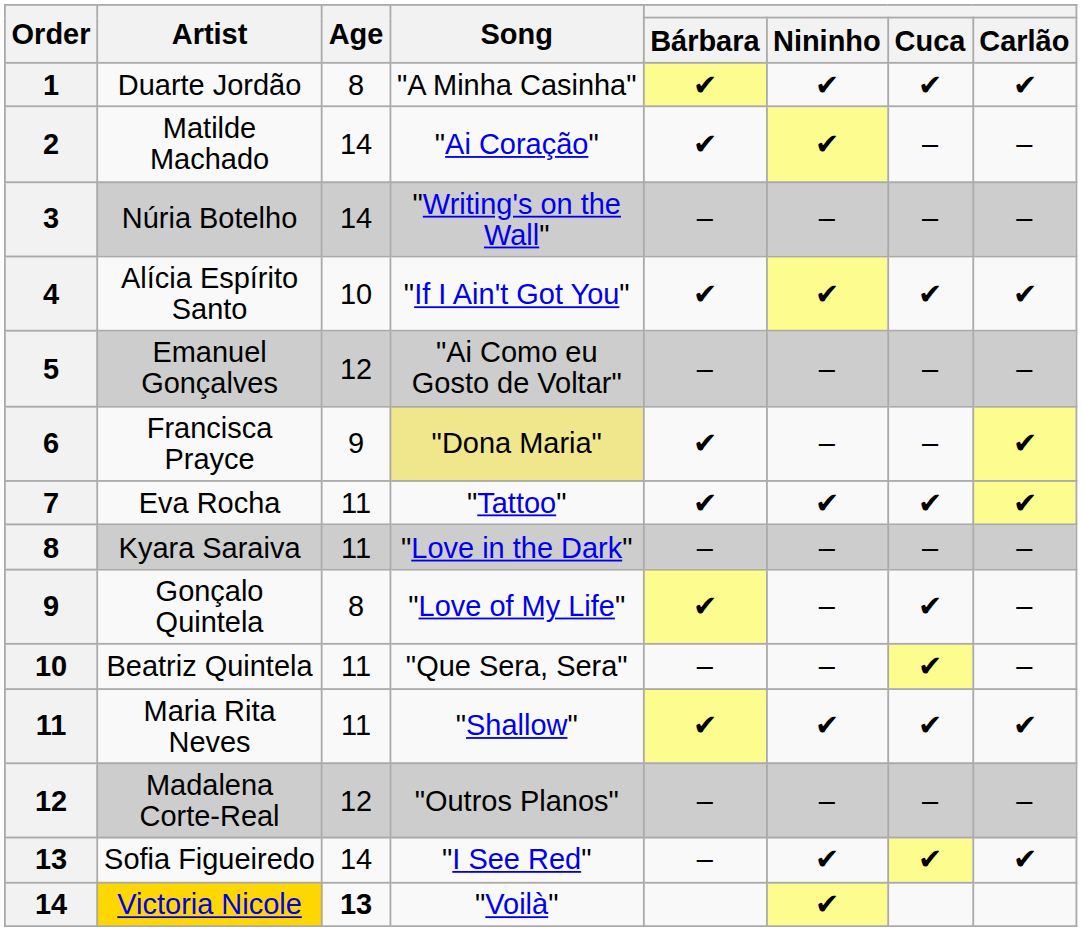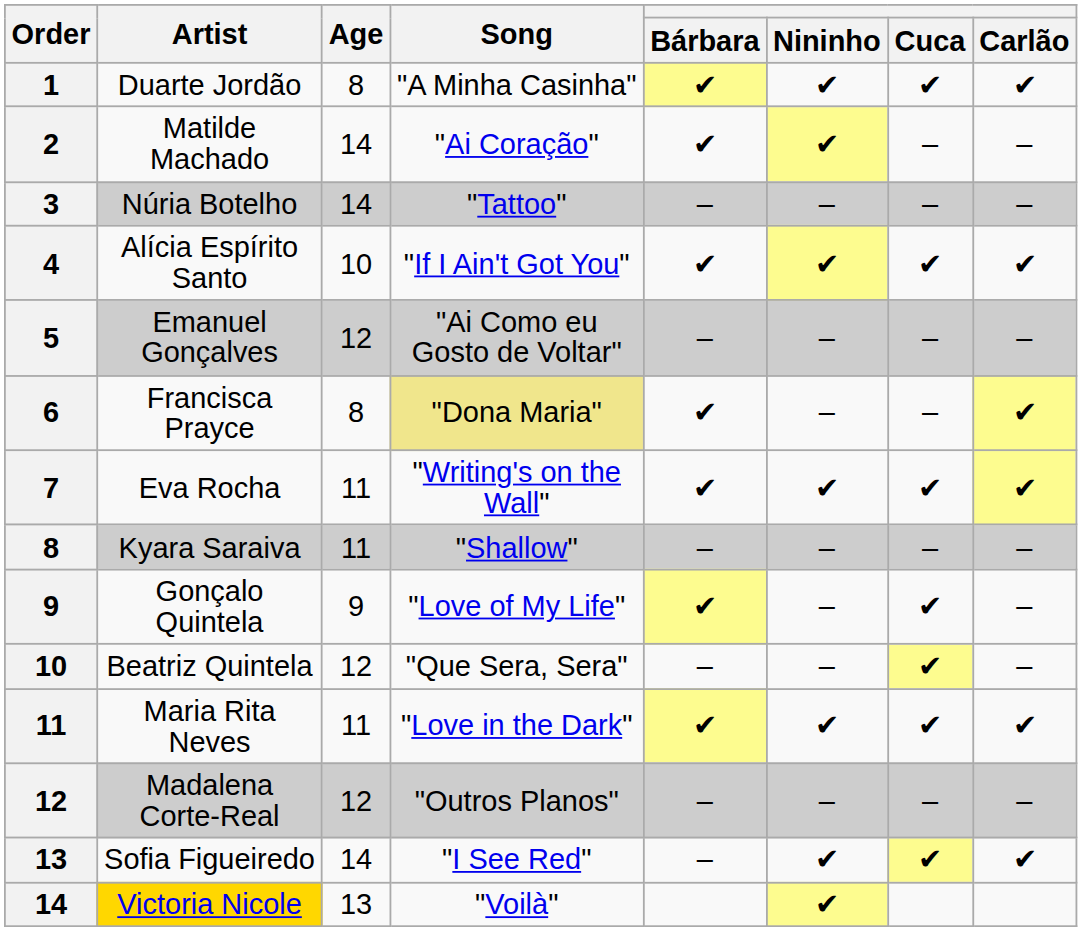(517, 219) "Writing's on the Wall" -> (517, 203) "Tattoo"
(356, 443) 9 -> (356, 413) 8
(517, 503) "Tattoo" -> (517, 488) "Writing's on the Wall"
(517, 547) "Love in the Dark" -> (517, 547) "Shallow"
(356, 607) 8 -> (356, 607) 9
(356, 666) 11 -> (356, 666) 12
(517, 726) "Shallow" -> (517, 726) "Love in the Dark"
(356, 904) bold -> (356, 904) normal
